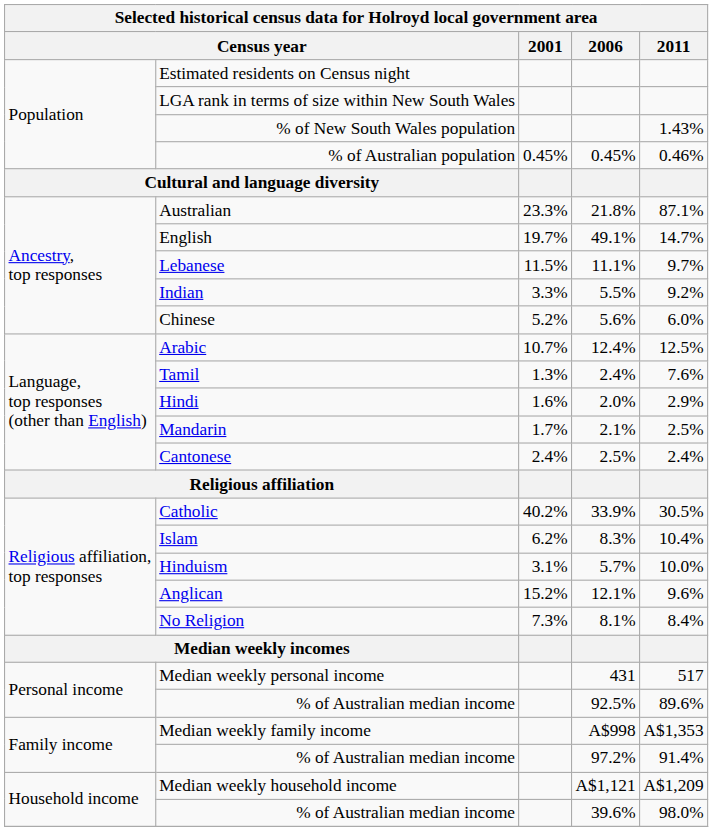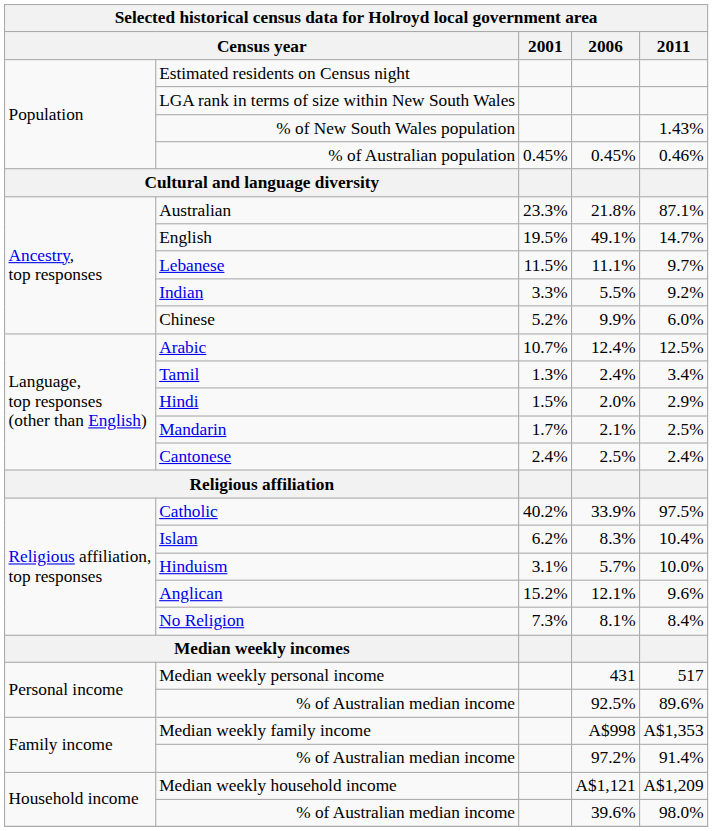(545, 237) 19.7% -> (545, 237) 19.5%
(615, 319) 5.6% -> (615, 319) 9.9%
(683, 374) 7.6% -> (683, 374) 3.4%
(550, 401) 1.6% -> (550, 401) 1.5%
(679, 511) 30.5% -> (679, 511) 97.5%
